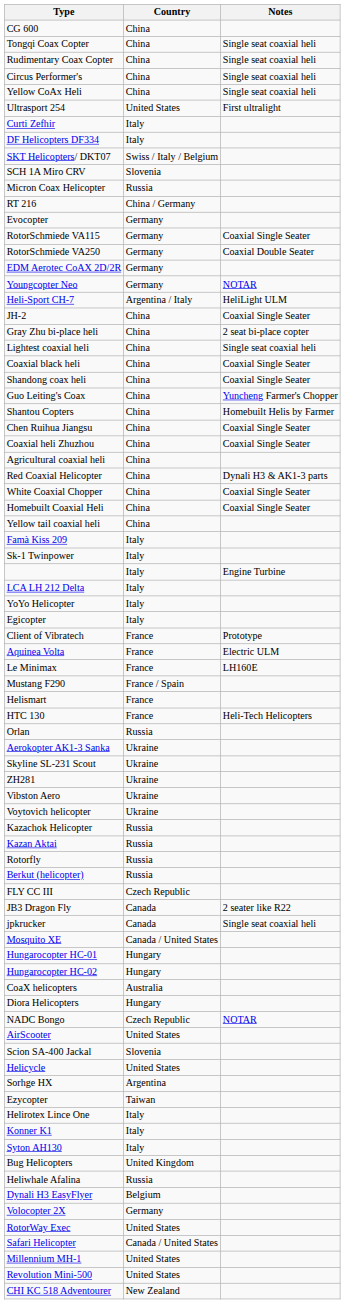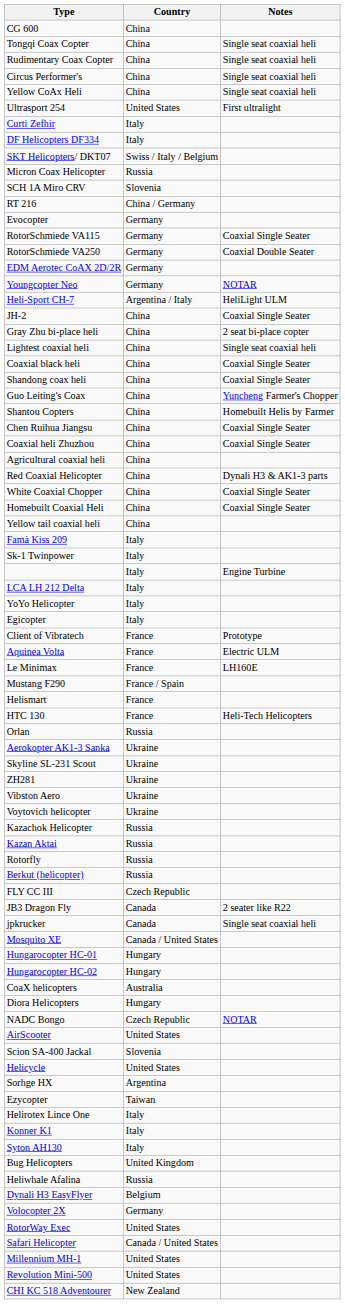rows swapped: (56, 188) <-> (46, 172)
